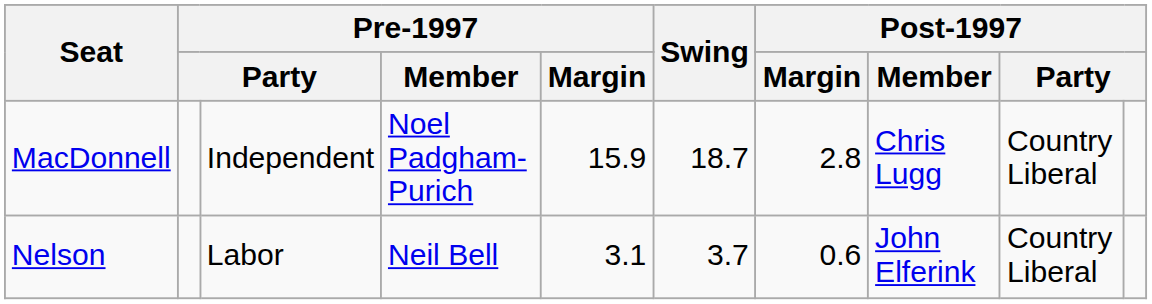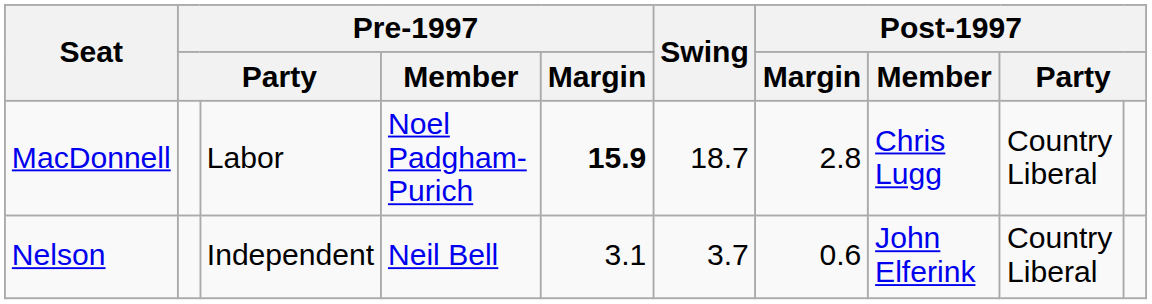(290, 157) Independent -> (245, 157) Labor
(617, 157) normal -> (617, 157) bold
(245, 256) Labor -> (290, 256) Independent
